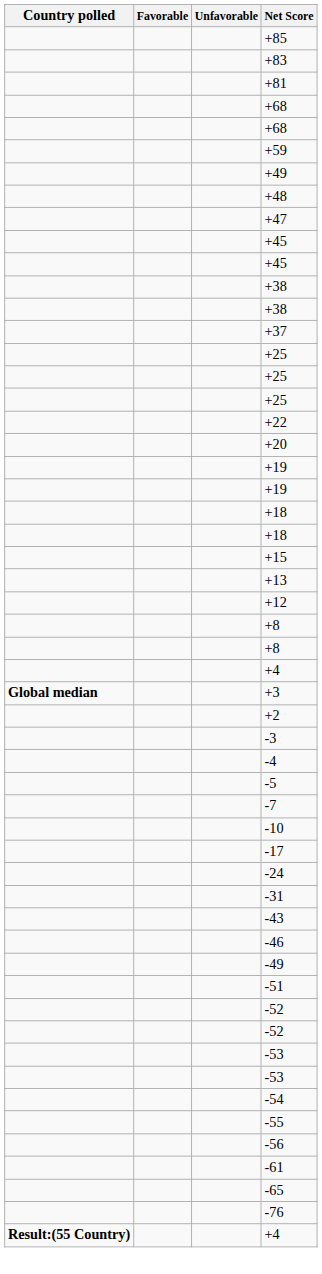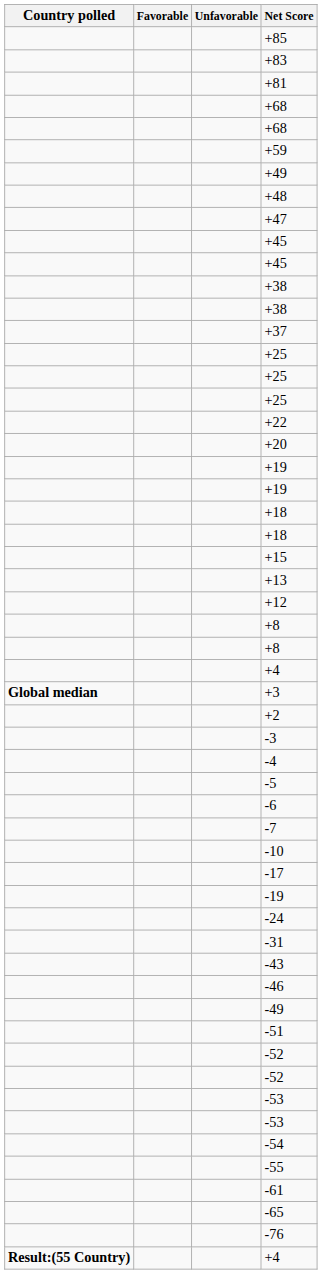+ row: (69, 806)
+ row: (69, 897)
- row: (69, 1145)
